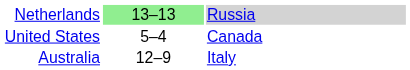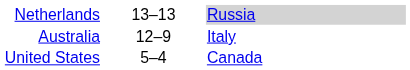(153, 14) lightgreen background -> (153, 14) no background
rows swapped: (69, 58) <-> (52, 36)
